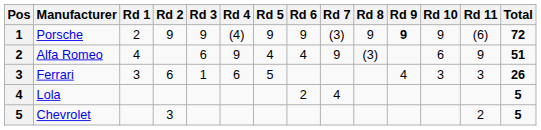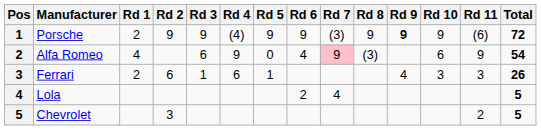(270, 55) 4 -> (270, 55) 0
(337, 55) no background -> (337, 55) pink background
(518, 55) 51 -> (518, 55) 54
(136, 75) 3 -> (136, 75) 2
(270, 75) 5 -> (270, 75) 1
